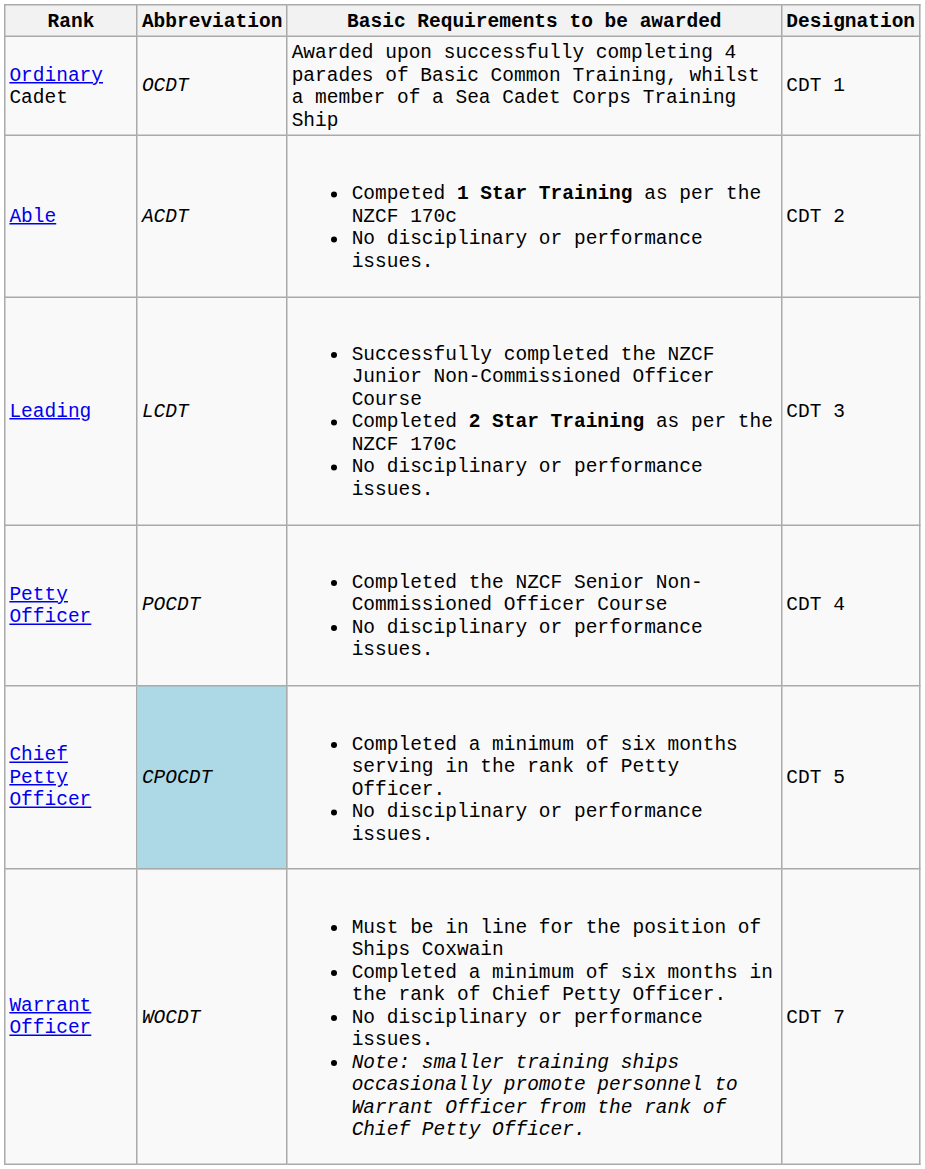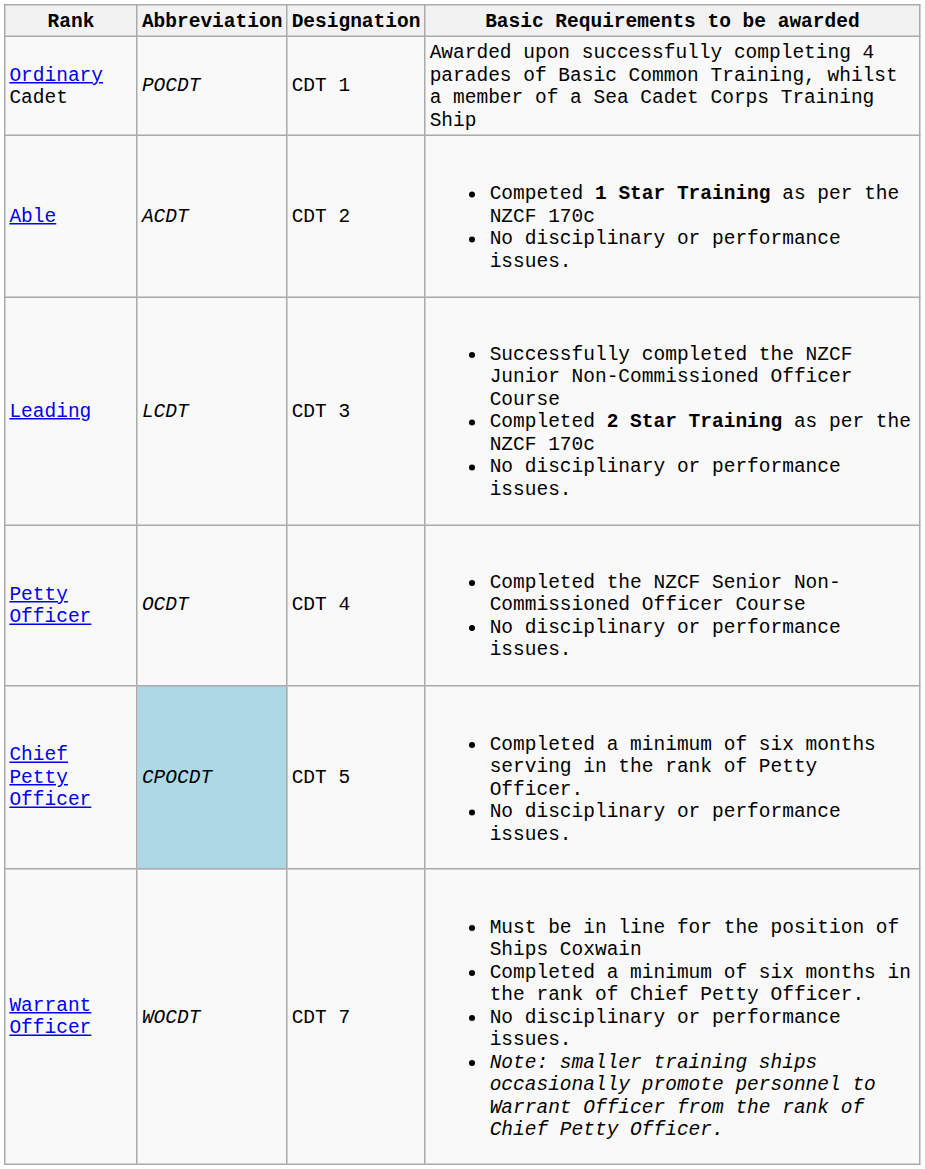columns swapped: (534, 21) <-> (851, 21)
(165, 86) OCDT -> (171, 86) POCDT
(171, 605) POCDT -> (165, 605) OCDT
